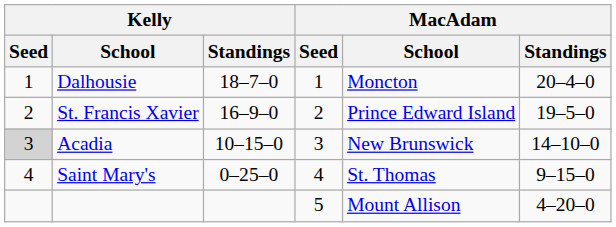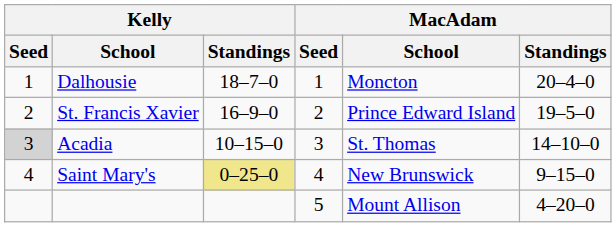(410, 143) New Brunswick -> (391, 143) St. Thomas
(249, 174) no background -> (249, 174) khaki background
(391, 174) St. Thomas -> (410, 174) New Brunswick
